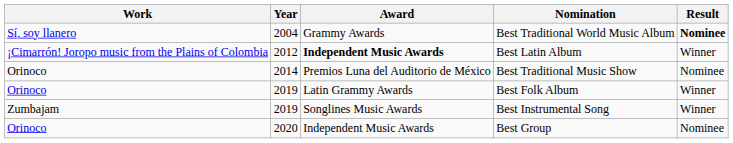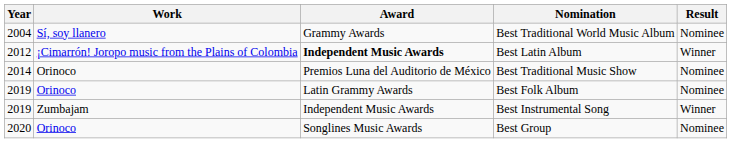columns swapped: (286, 14) <-> (138, 14)
(703, 33) bold -> (702, 33) normal
(698, 90) Winner -> (702, 90) Nominee
(363, 109) Songlines Music Awards -> (369, 109) Independent Music Awards
(369, 128) Independent Music Awards -> (363, 128) Songlines Music Awards
